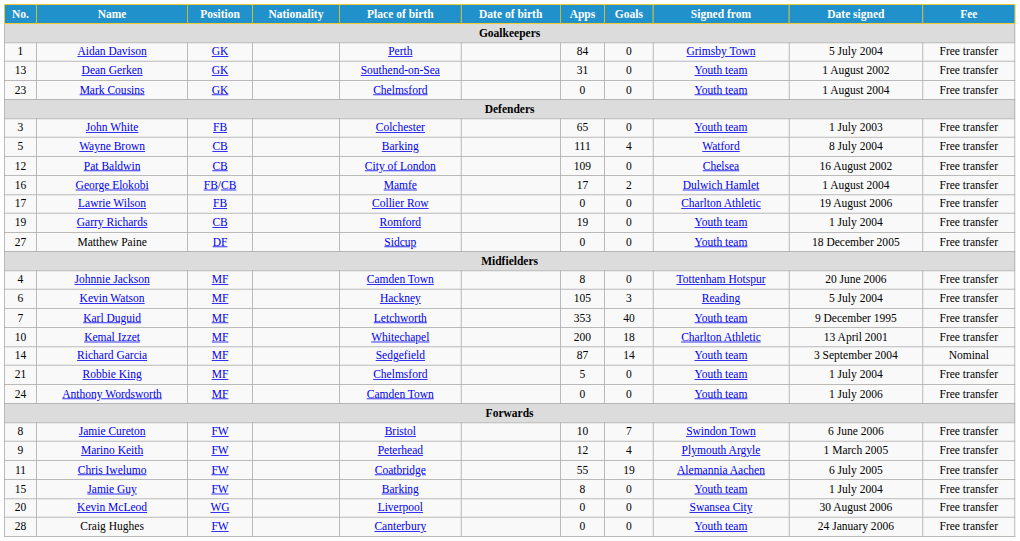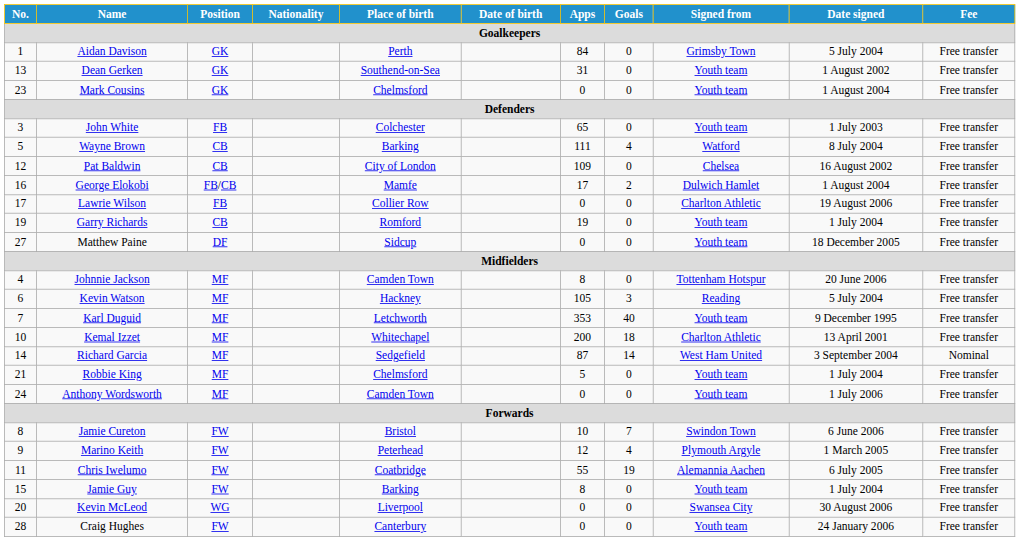(721, 356) Youth team -> (721, 356) West Ham United
